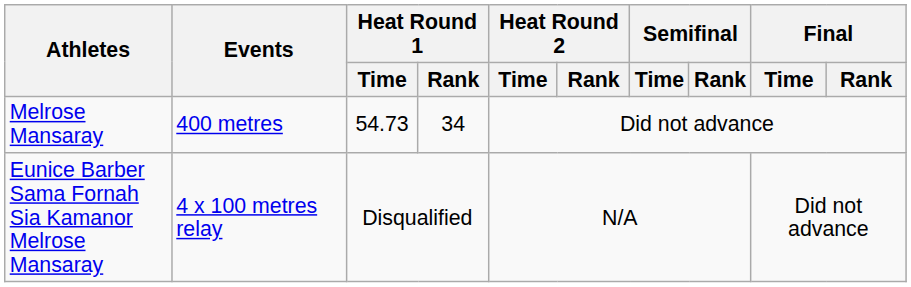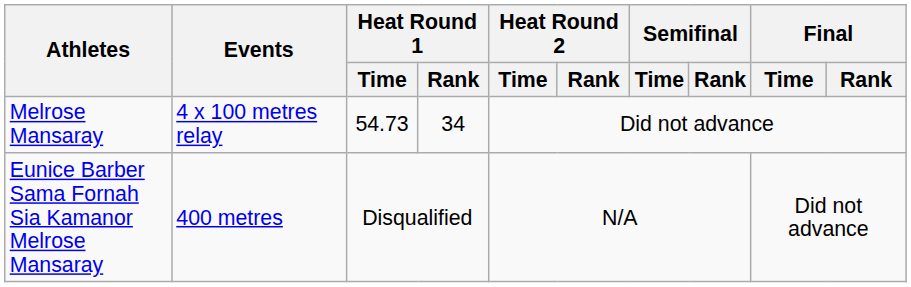(230, 125) 400 metres -> (247, 125) 4 x 100 metres relay
(247, 218) 4 x 100 metres relay -> (230, 218) 400 metres
